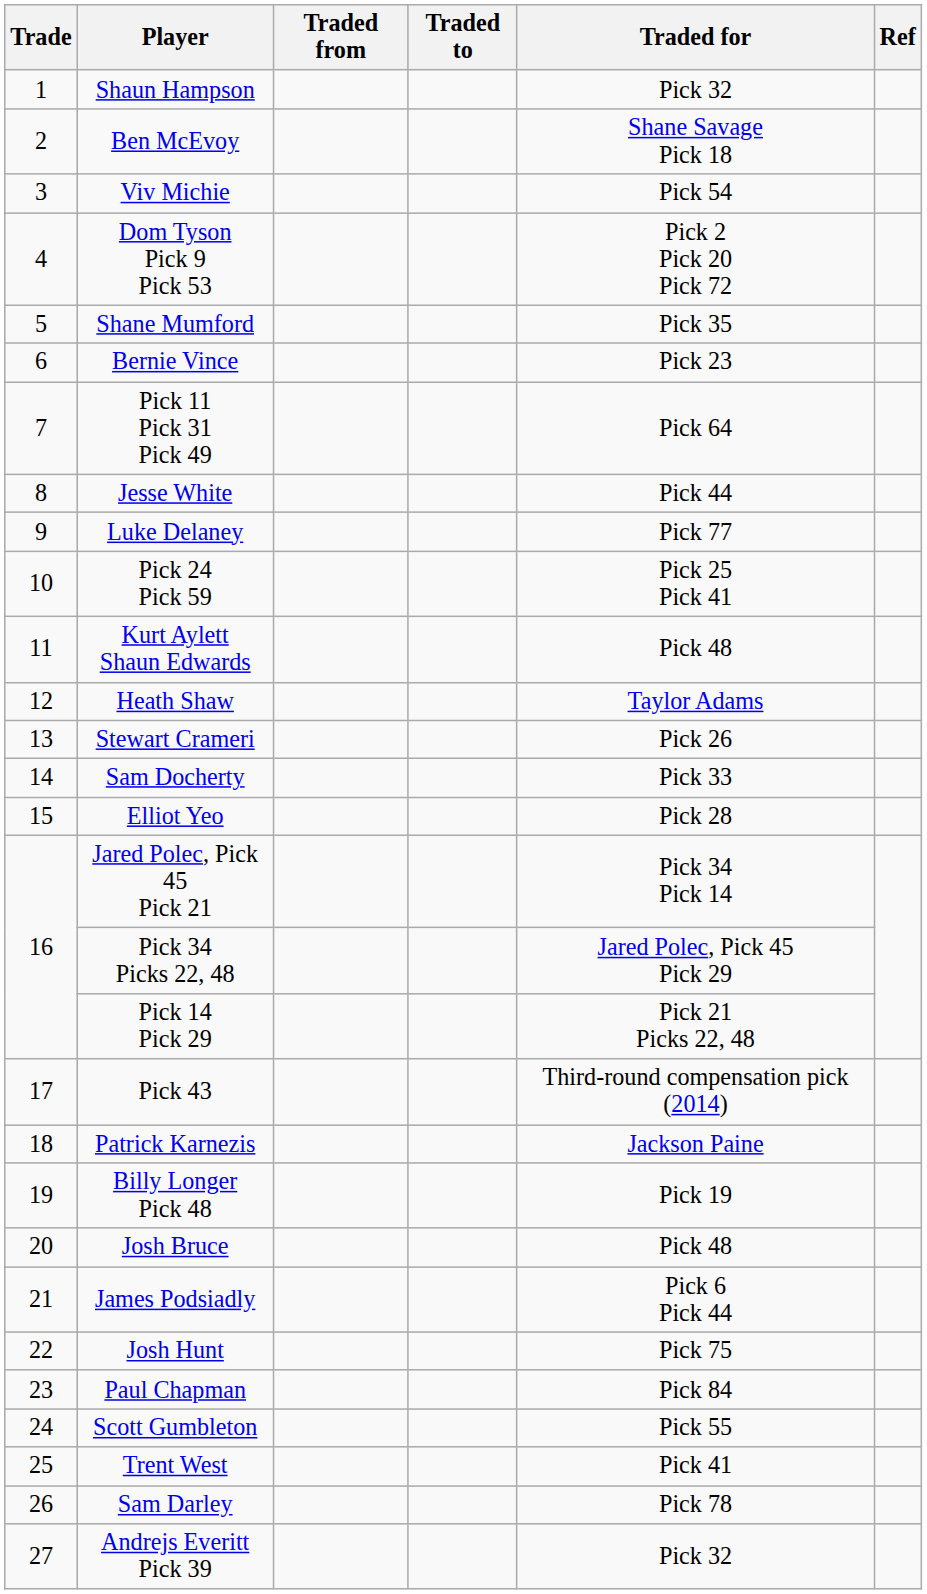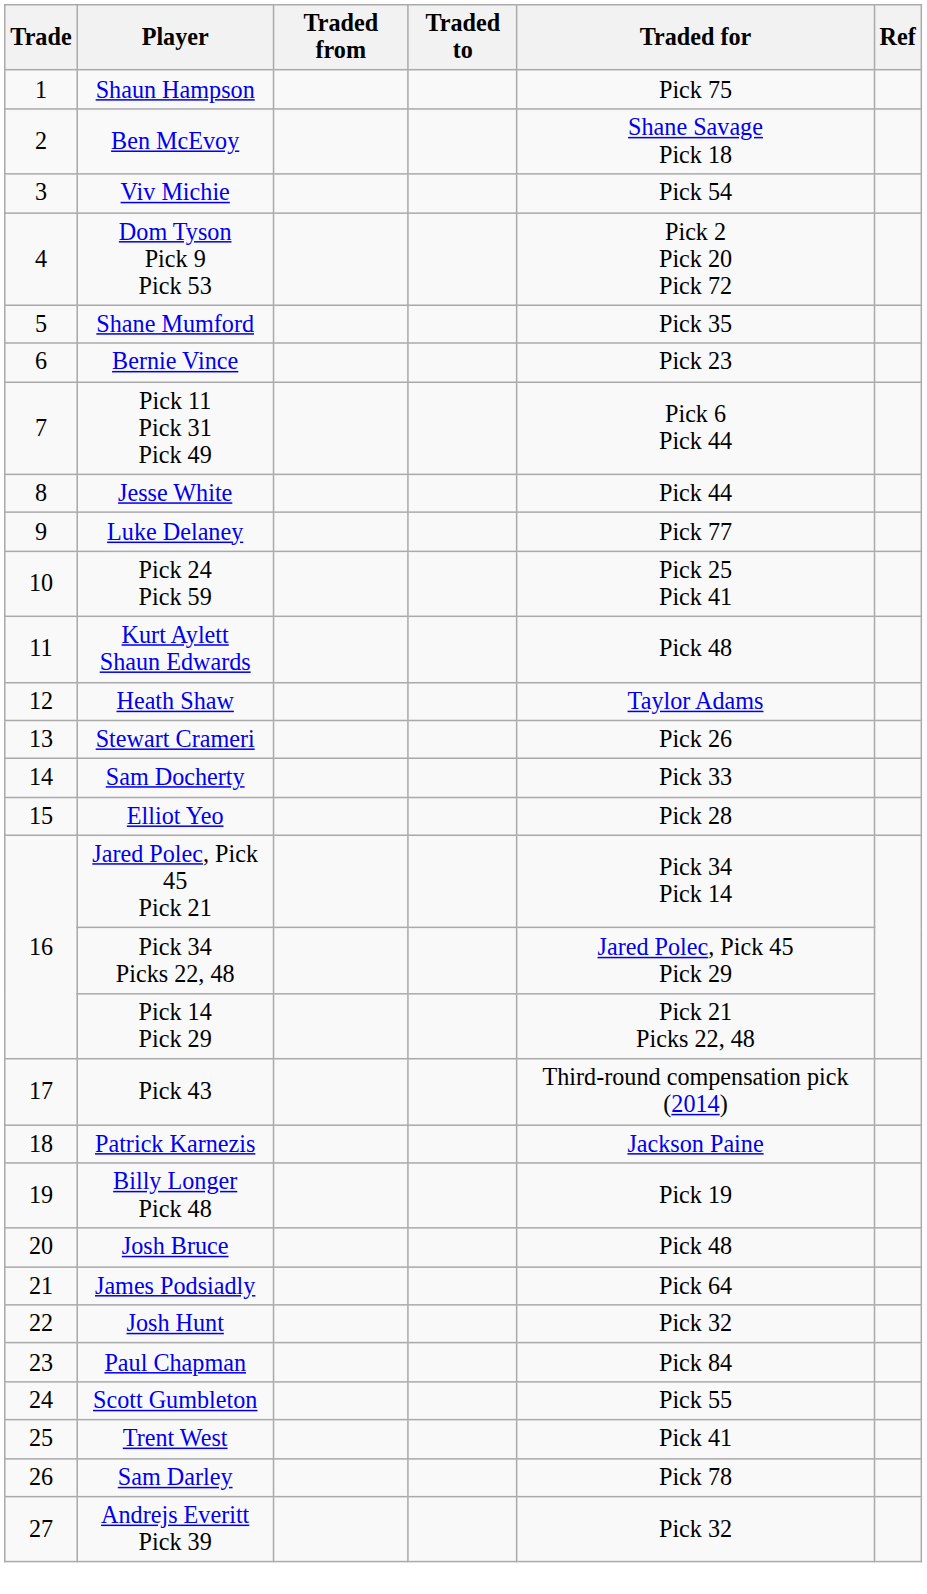(696, 89) Pick 32 -> (696, 89) Pick 75
(696, 427) Pick 64 -> (696, 427) Pick 6 Pick 44
(696, 1299) Pick 6 Pick 44 -> (696, 1285) Pick 64
(696, 1350) Pick 75 -> (696, 1323) Pick 32
